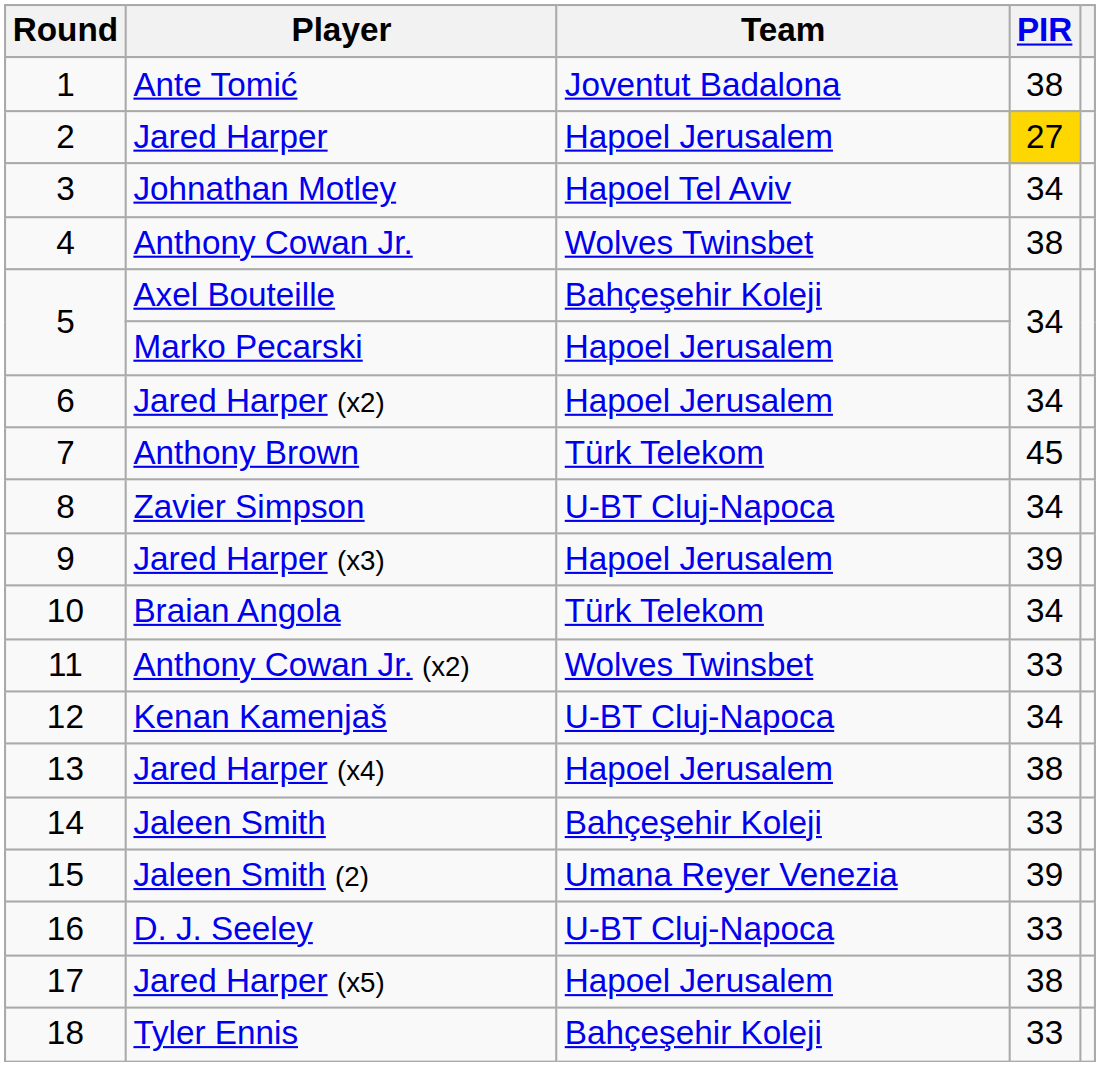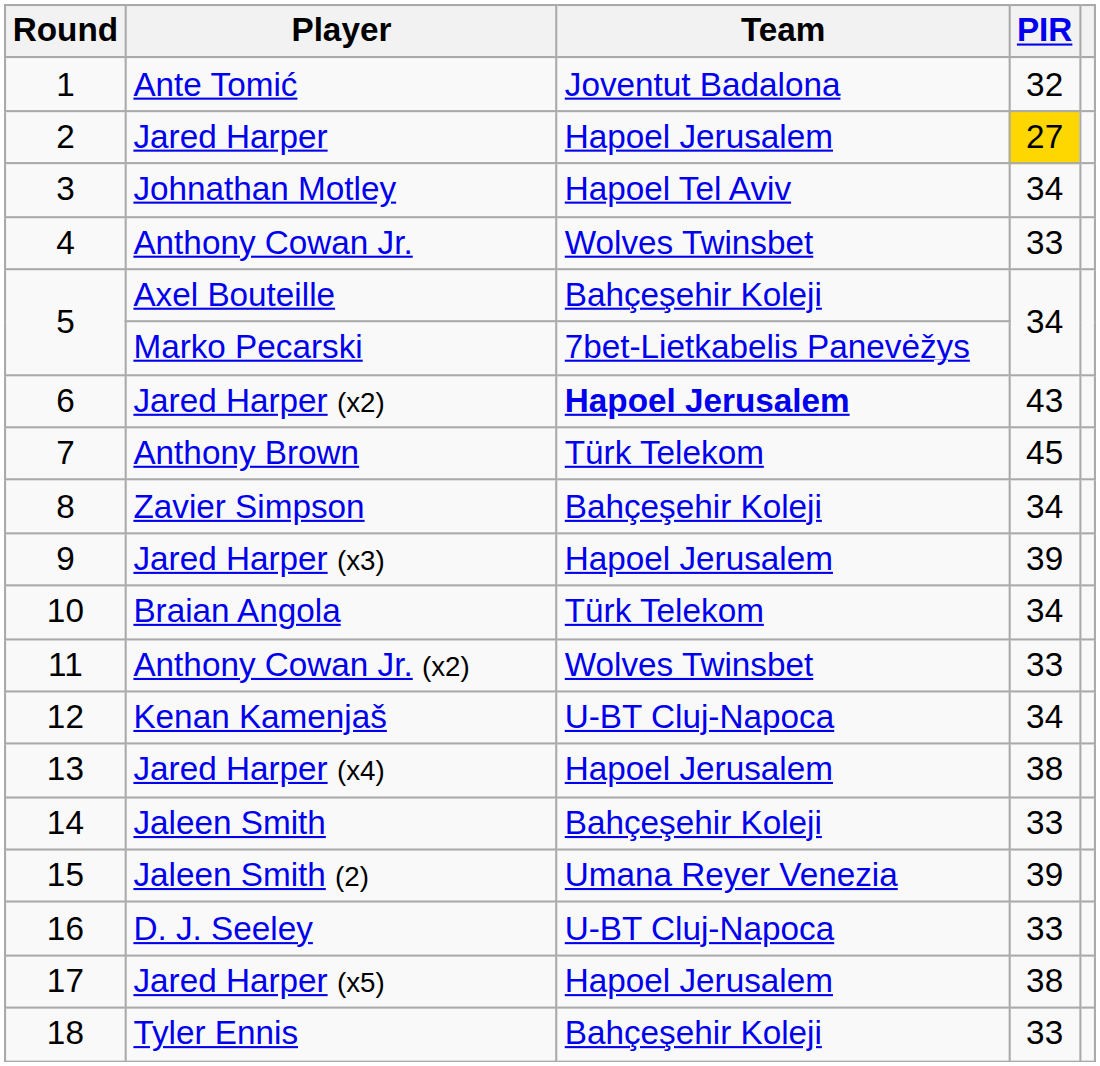(1045, 83) 38 -> (1045, 83) 32
(1045, 242) 38 -> (1045, 242) 33
(699, 347) Hapoel Jerusalem -> (767, 347) 7bet-Lietkabelis Panevėžys
(699, 400) normal -> (707, 400) bold
(1045, 400) 34 -> (1045, 400) 43
(699, 505) U-BT Cluj-Napoca -> (693, 505) Bahçeşehir Koleji
